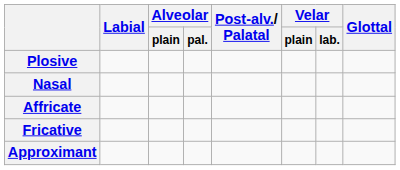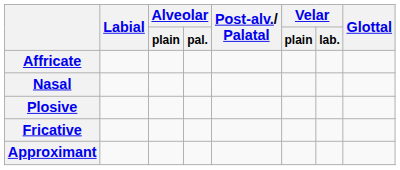rows swapped: (52, 61) <-> (52, 107)
